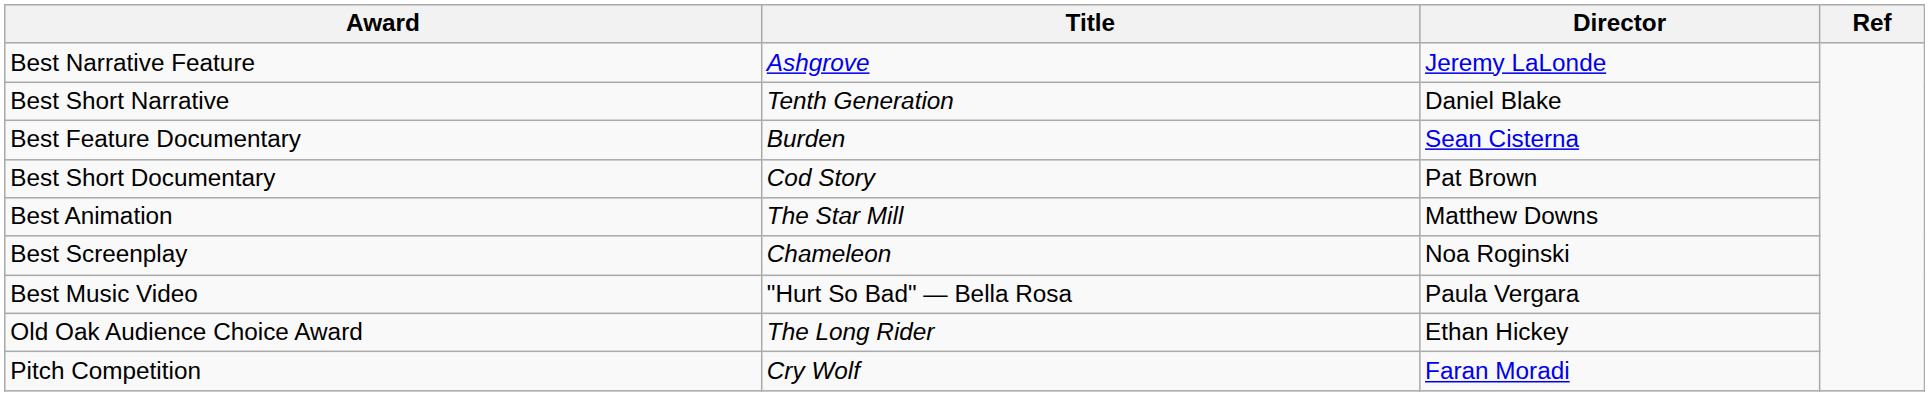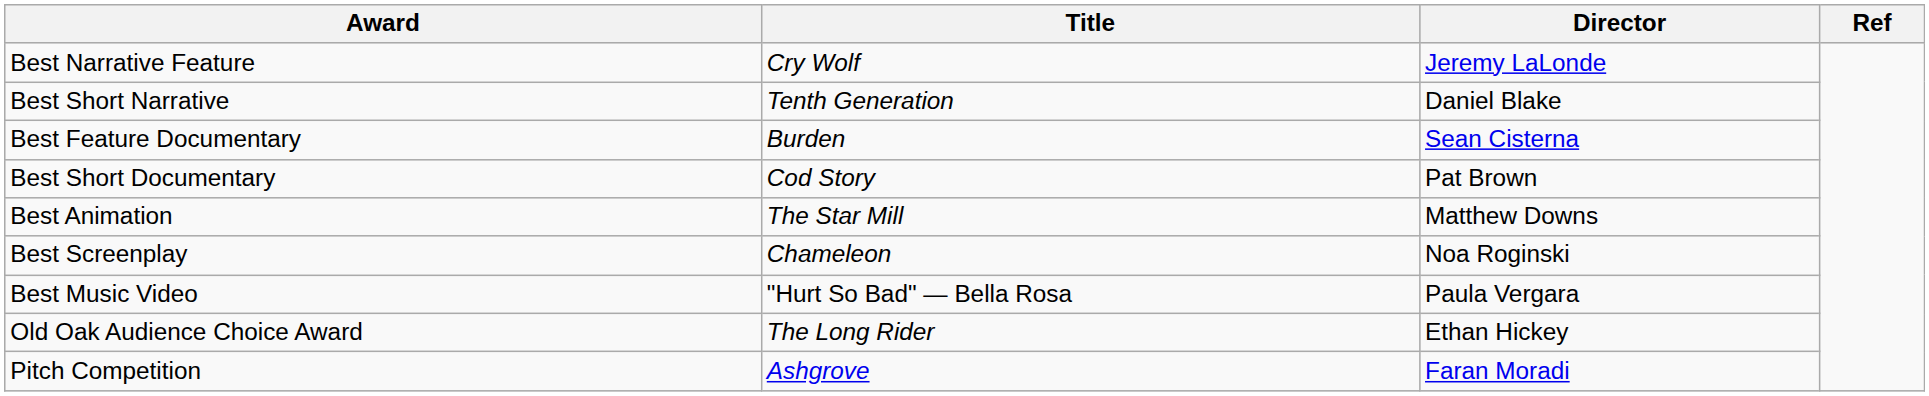(818, 62) Ashgrove -> (813, 62) Cry Wolf
(813, 370) Cry Wolf -> (818, 370) Ashgrove
